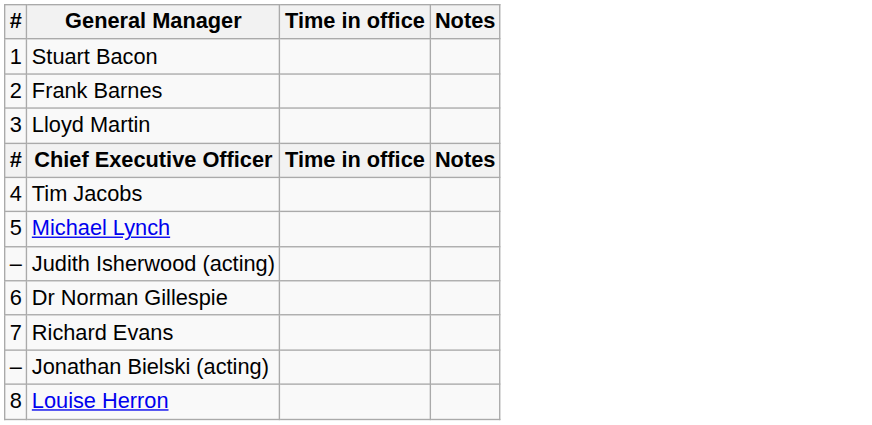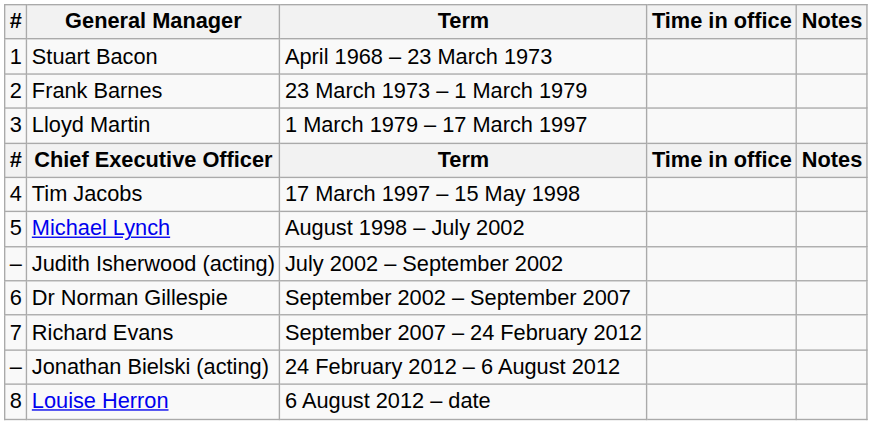+ column: (463, 21)
